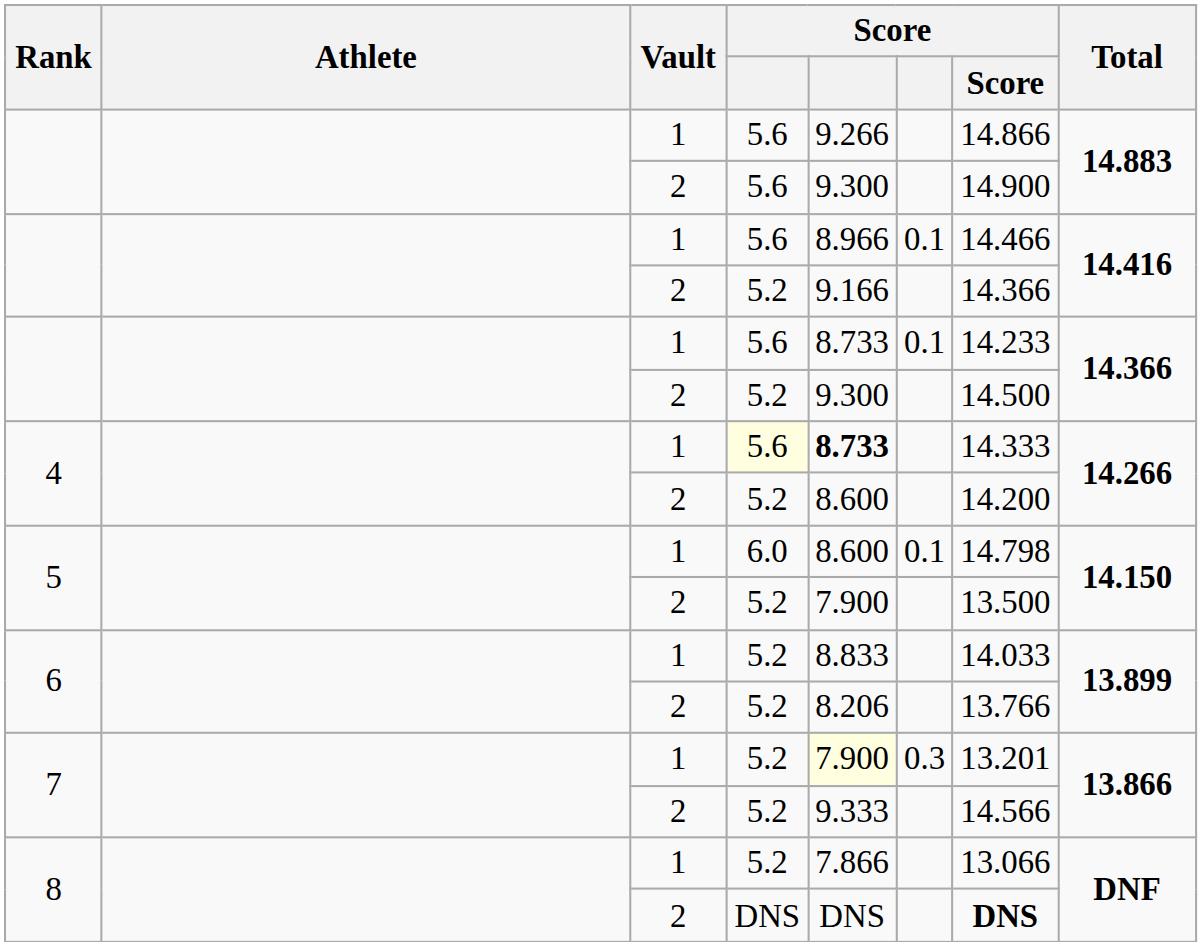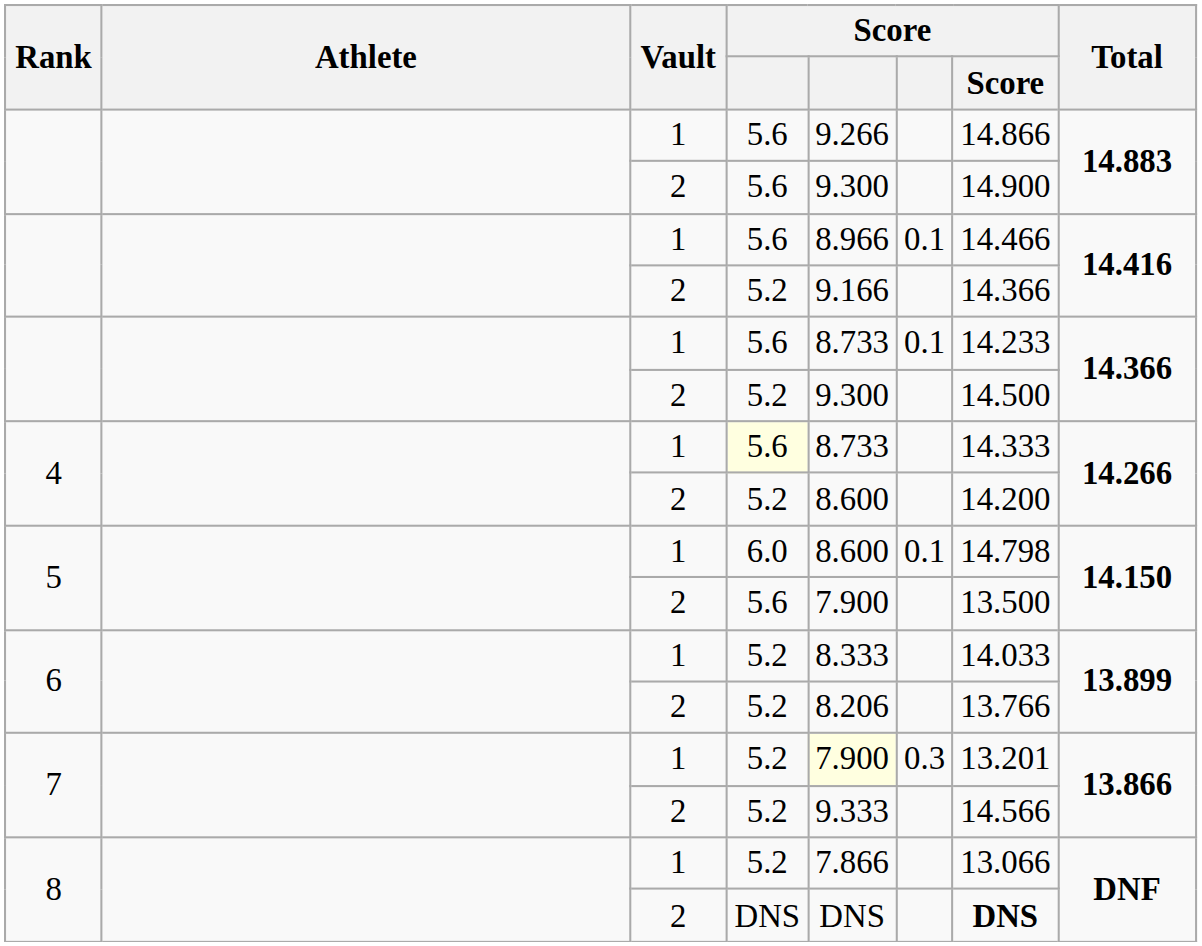(852, 446) bold -> (852, 446) normal
(767, 602) 5.2 -> (767, 602) 5.6
(852, 654) 8.833 -> (852, 654) 8.333
